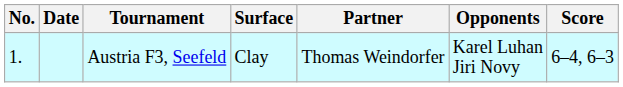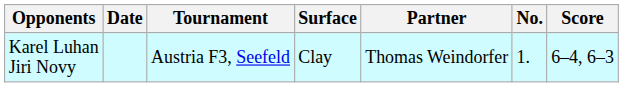columns swapped: (22, 18) <-> (498, 18)
